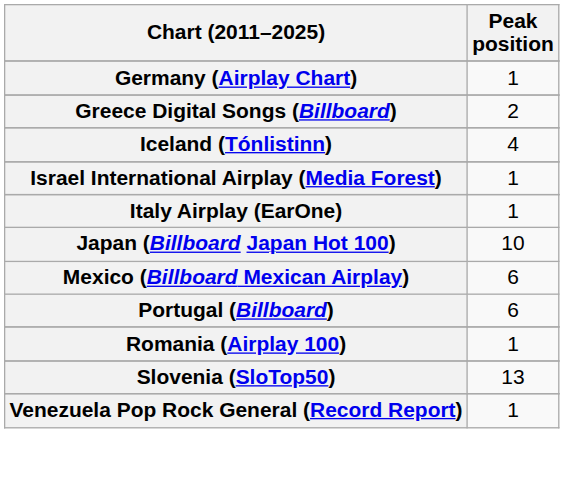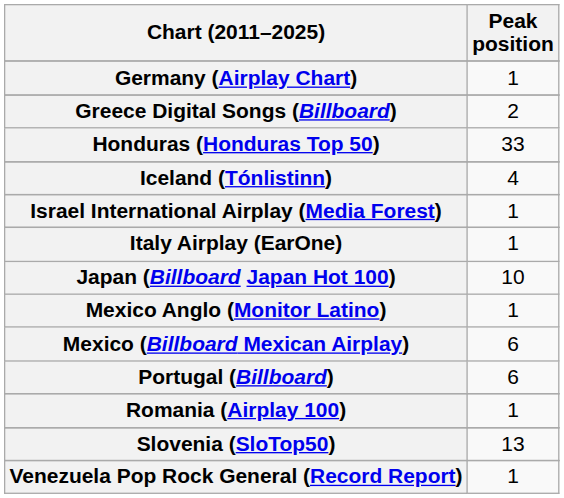+ row: (236, 144)
+ row: (236, 310)
